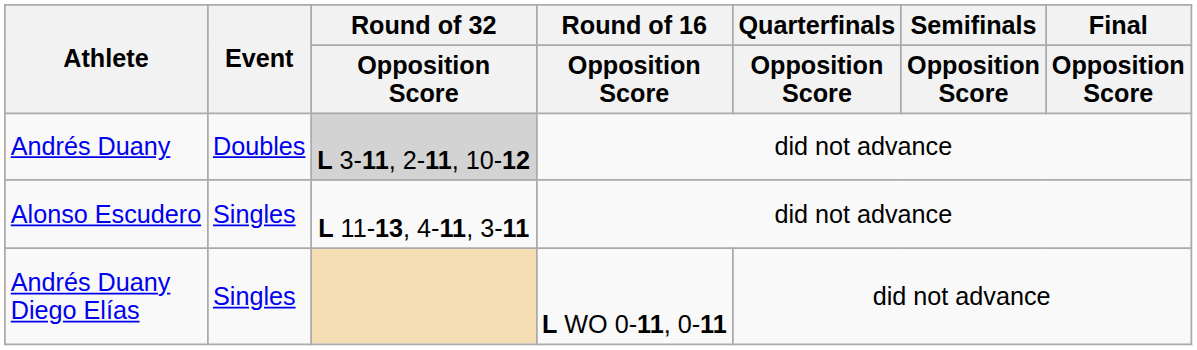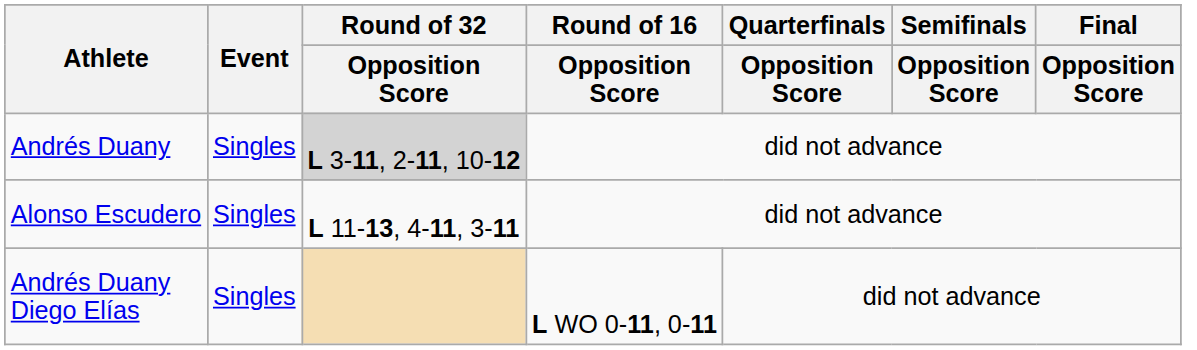(259, 147) Doubles -> (254, 147) Singles
